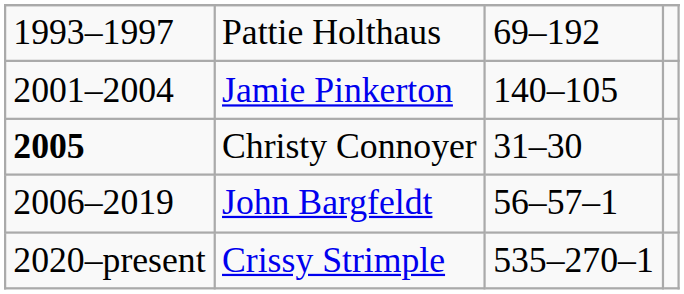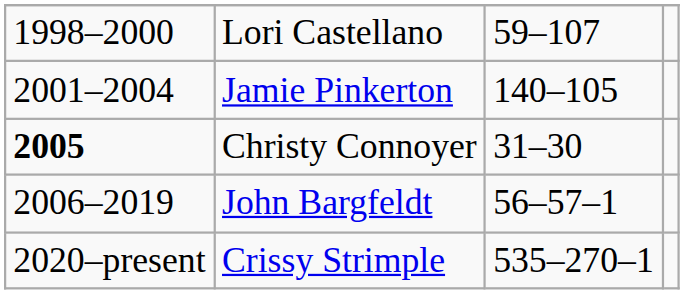- row: (332, 32)
+ row: (333, 32)
